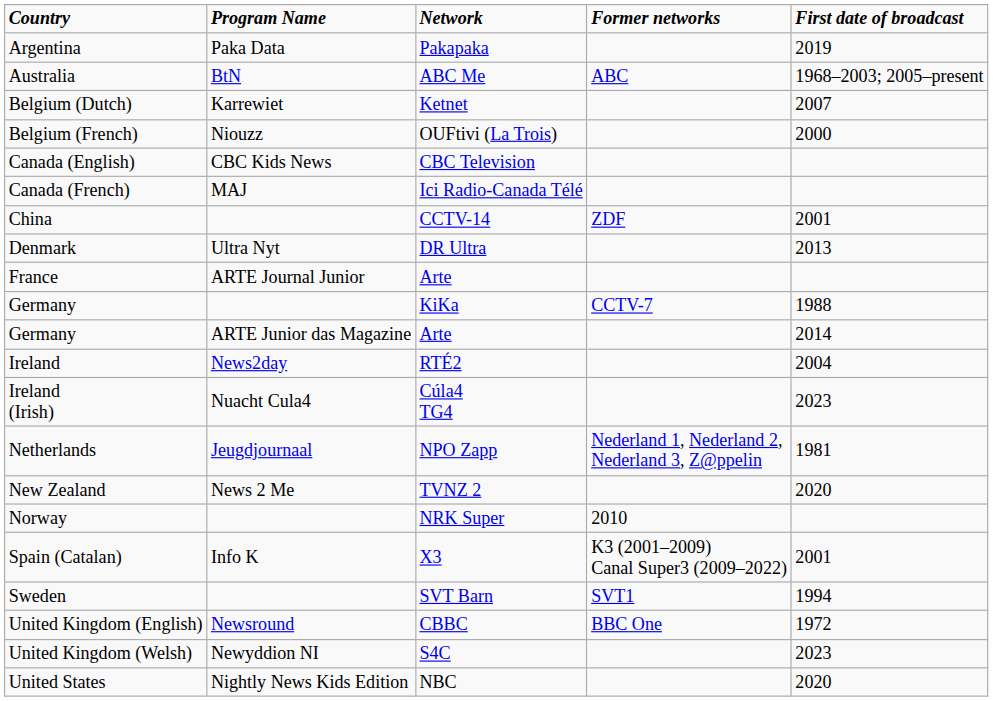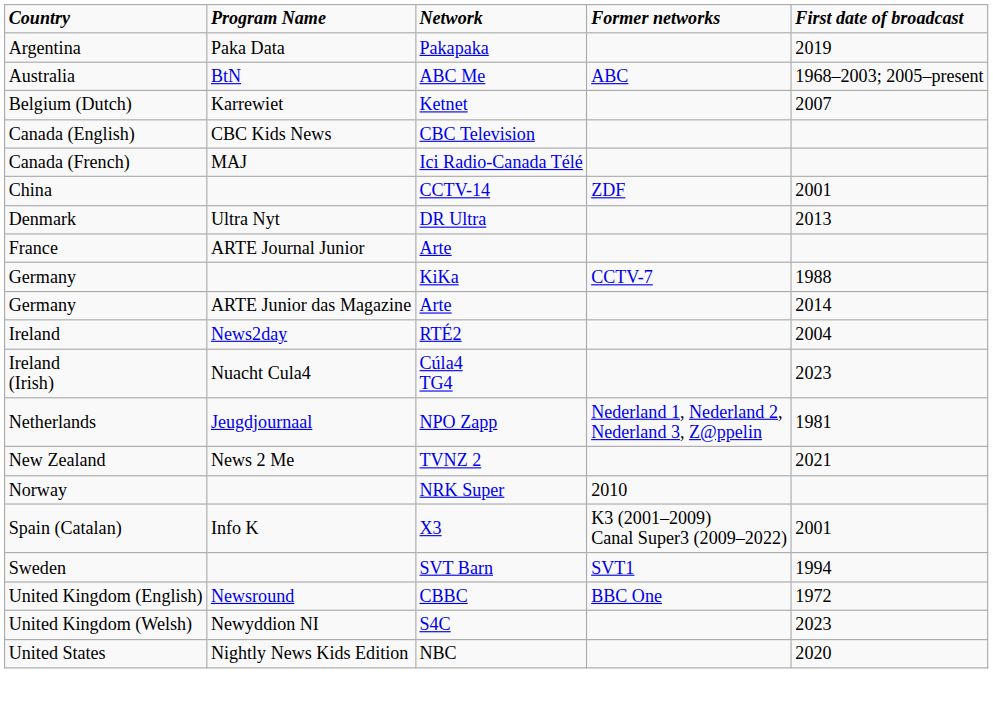- row: (73, 133)
(813, 489) 2020 -> (813, 460) 2021
